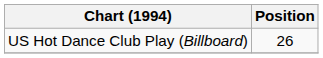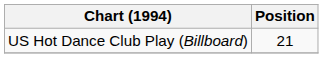(285, 40) 26 -> (285, 40) 21
